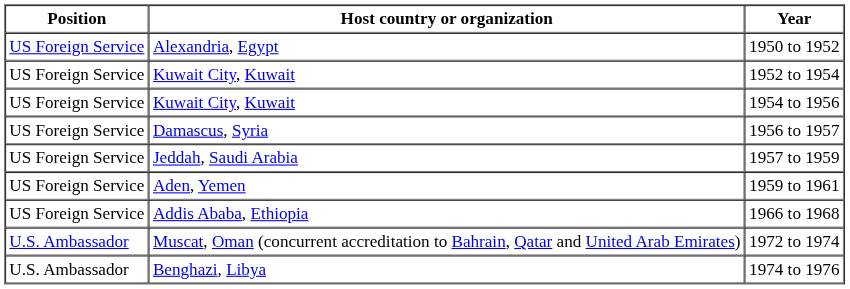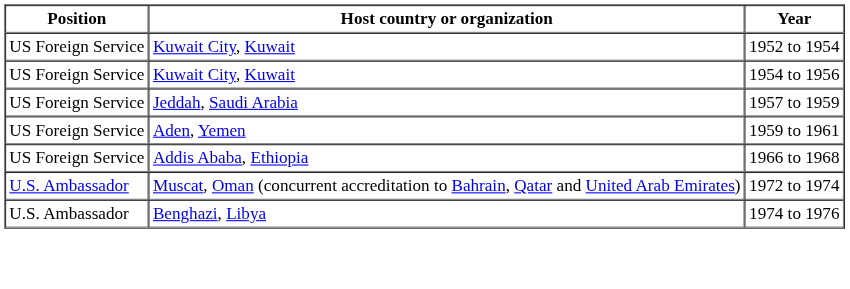- row: (794, 46)
- row: (794, 130)
